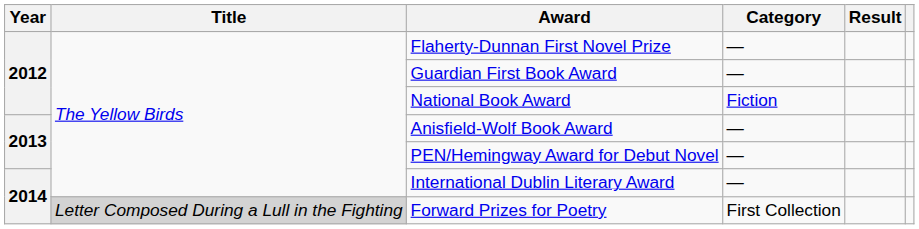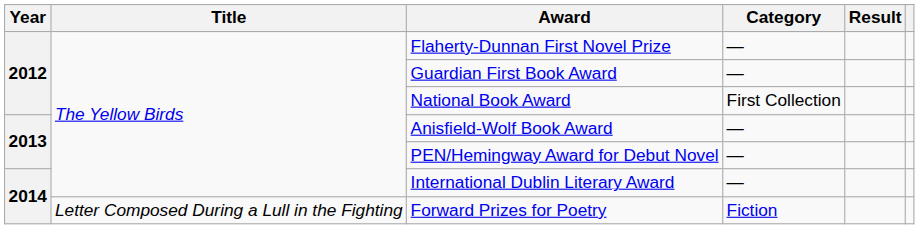(752, 100) Fiction -> (784, 100) First Collection
(229, 210) lightgrey background -> (229, 210) no background
(784, 210) First Collection -> (752, 210) Fiction
